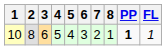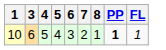- column: (31, 14)
